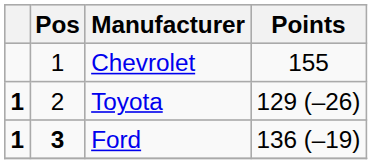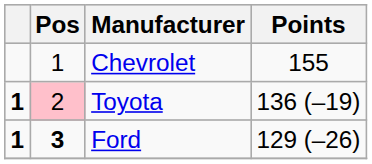(58, 101) no background -> (58, 101) pink background
(308, 101) 129 (–26) -> (308, 101) 136 (–19)
(308, 140) 136 (–19) -> (308, 140) 129 (–26)
